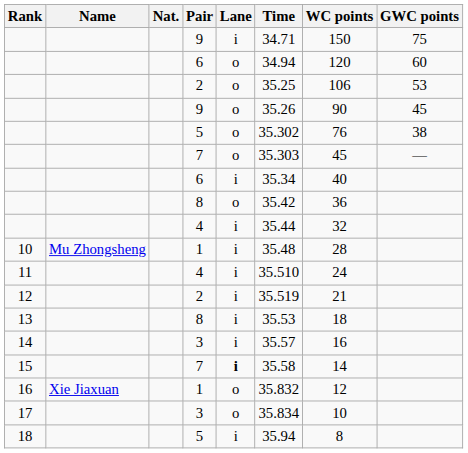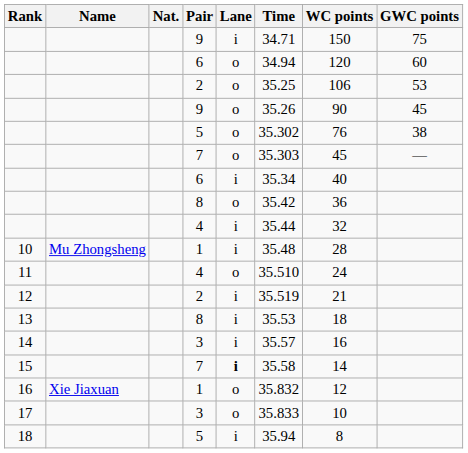(236, 272) i -> (236, 272) o
(279, 413) 35.834 -> (279, 413) 35.833
